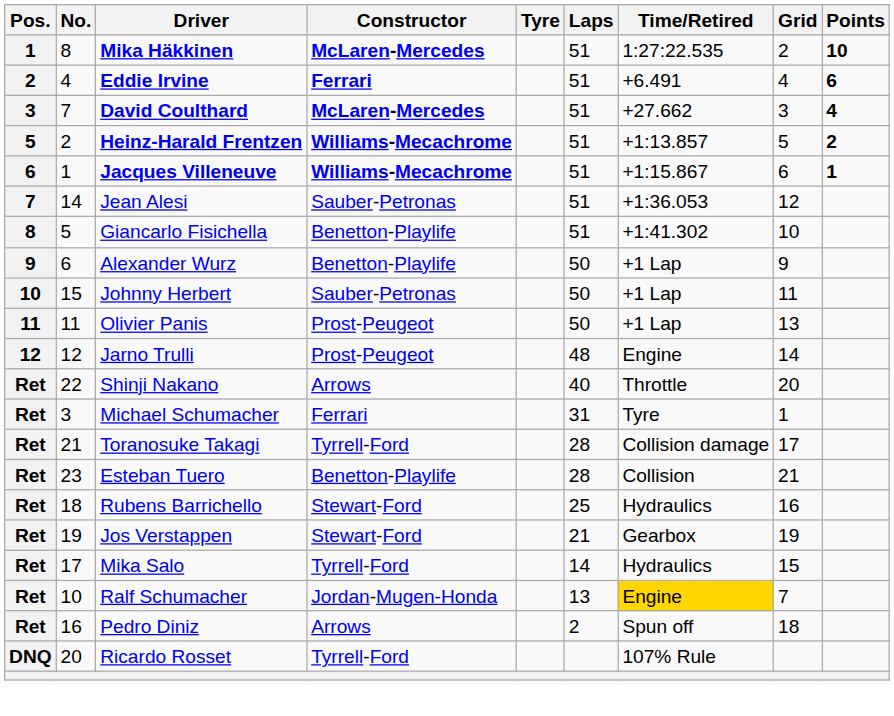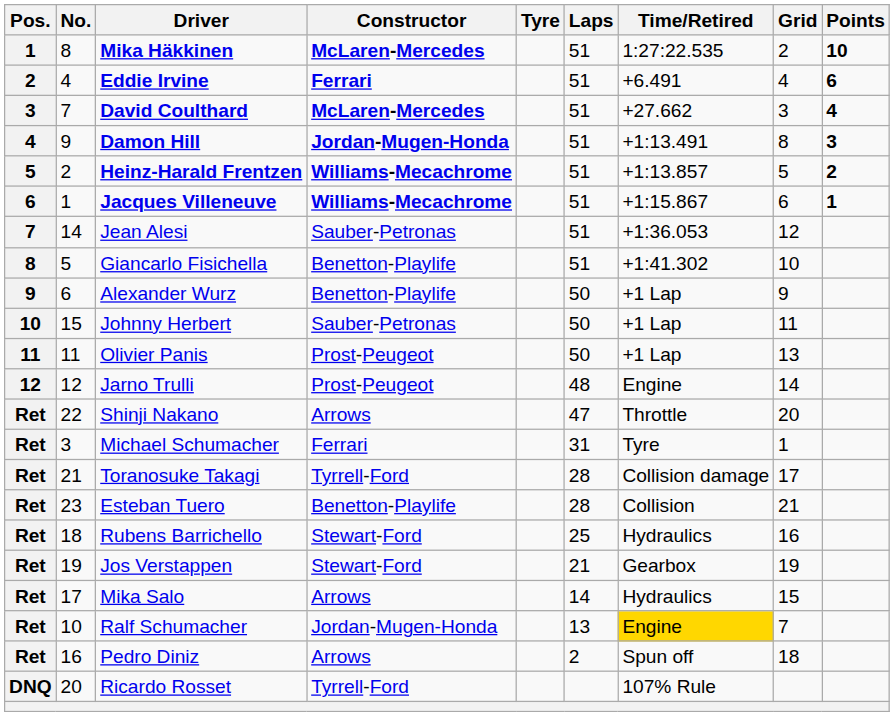+ row: (150, 141)
(579, 384) 40 -> (579, 414) 47
(360, 566) Tyrrell-Ford -> (341, 596) Arrows
